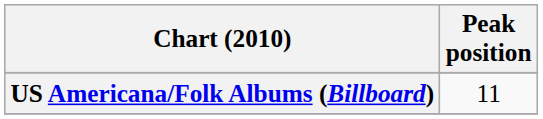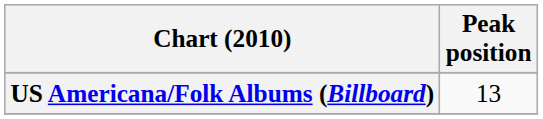(489, 93) 11 -> (489, 93) 13
